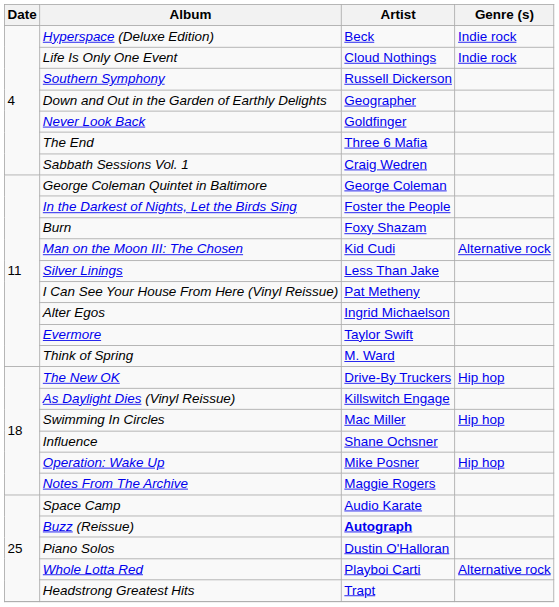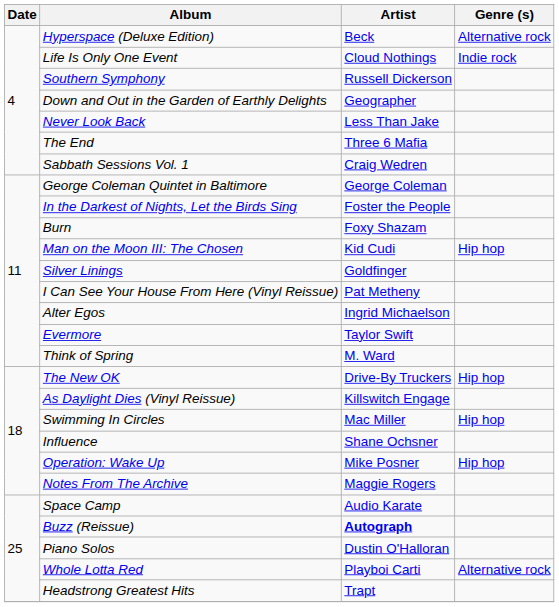(487, 36) Indie rock -> (504, 36) Alternative rock
(375, 121) Goldfinger -> (392, 121) Less Than Jake
(504, 249) Alternative rock -> (481, 249) Hip hop
(392, 270) Less Than Jake -> (375, 270) Goldfinger
